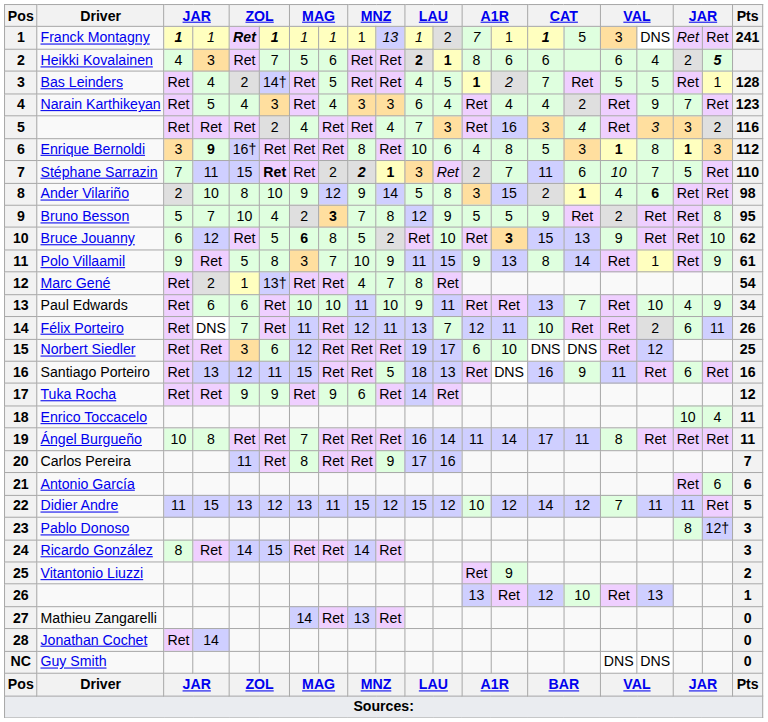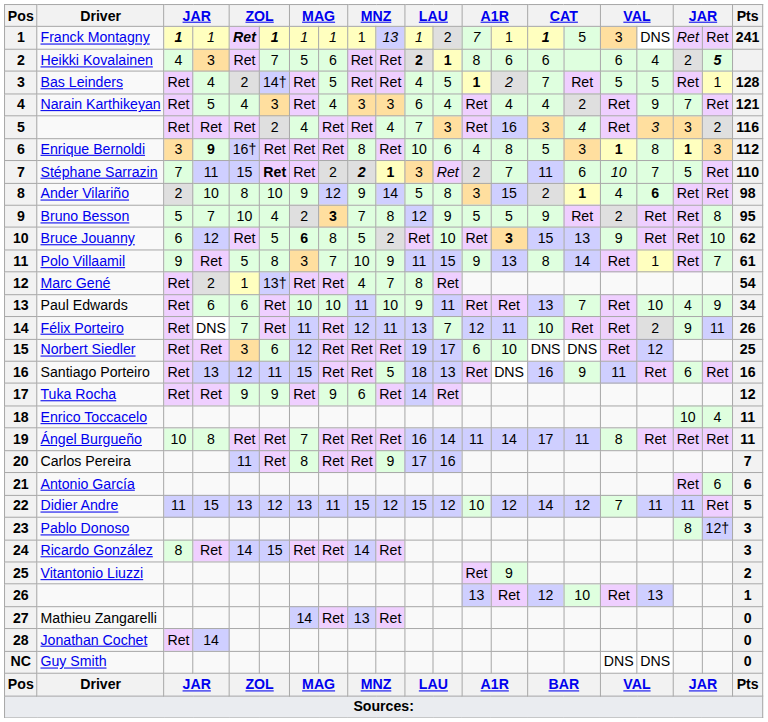(748, 104) 123 -> (748, 104) 121
(717, 261) 9 -> (717, 261) 7
(688, 327) 6 -> (688, 327) 9
